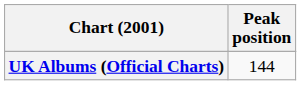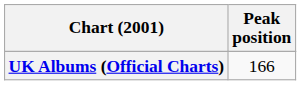(262, 65) 144 -> (262, 65) 166
